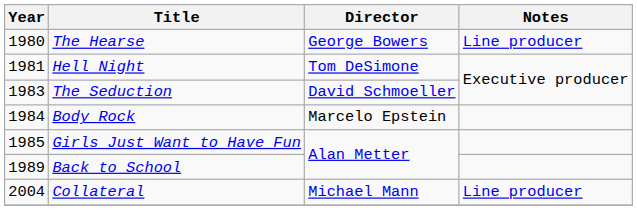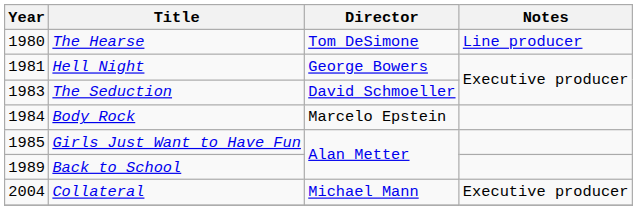(368, 42) George Bowers -> (363, 42) Tom DeSimone
(363, 67) Tom DeSimone -> (368, 67) George Bowers
(523, 192) Line producer -> (546, 192) Executive producer
